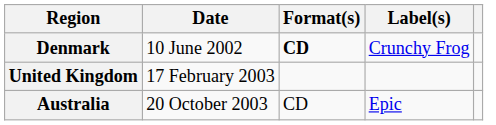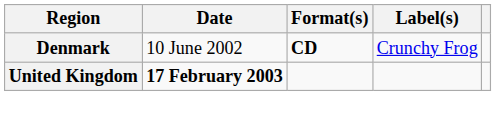(210, 76) normal -> (214, 76) bold
- row: (73, 104)
